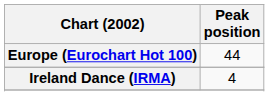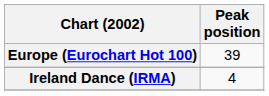(232, 55) 44 -> (232, 55) 39
